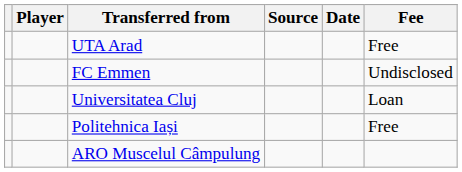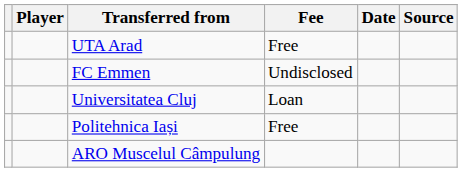columns swapped: (411, 18) <-> (293, 18)
